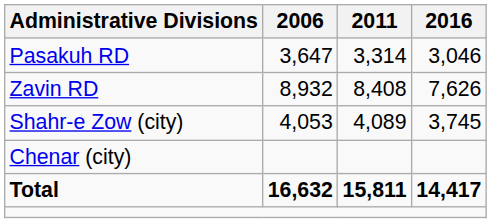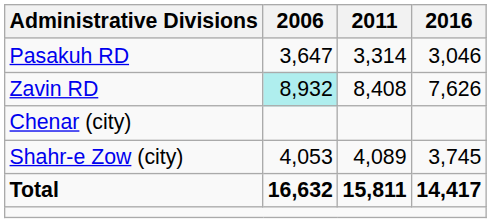(306, 88) no background -> (306, 88) paleturquoise background
rows swapped: (70, 156) <-> (96, 122)
